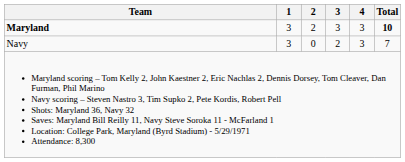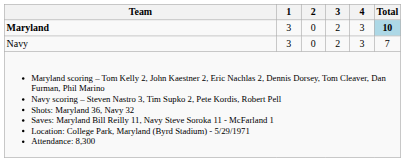(313, 28) 2 -> (313, 28) 0
(338, 28) 3 -> (338, 28) 2
(387, 28) no background -> (387, 28) lightblue background
